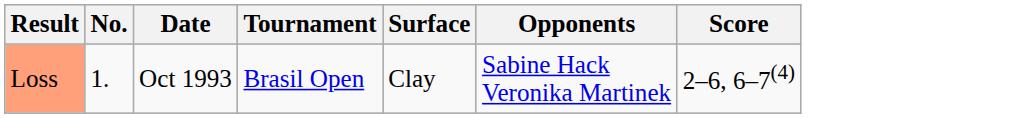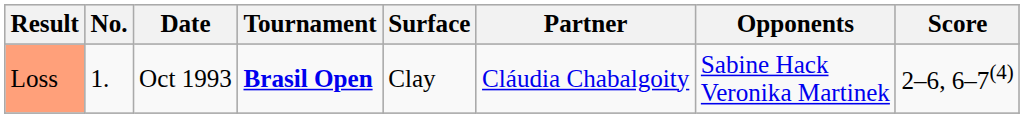+ column: (586, 24)
(304, 78) normal -> (308, 78) bold
